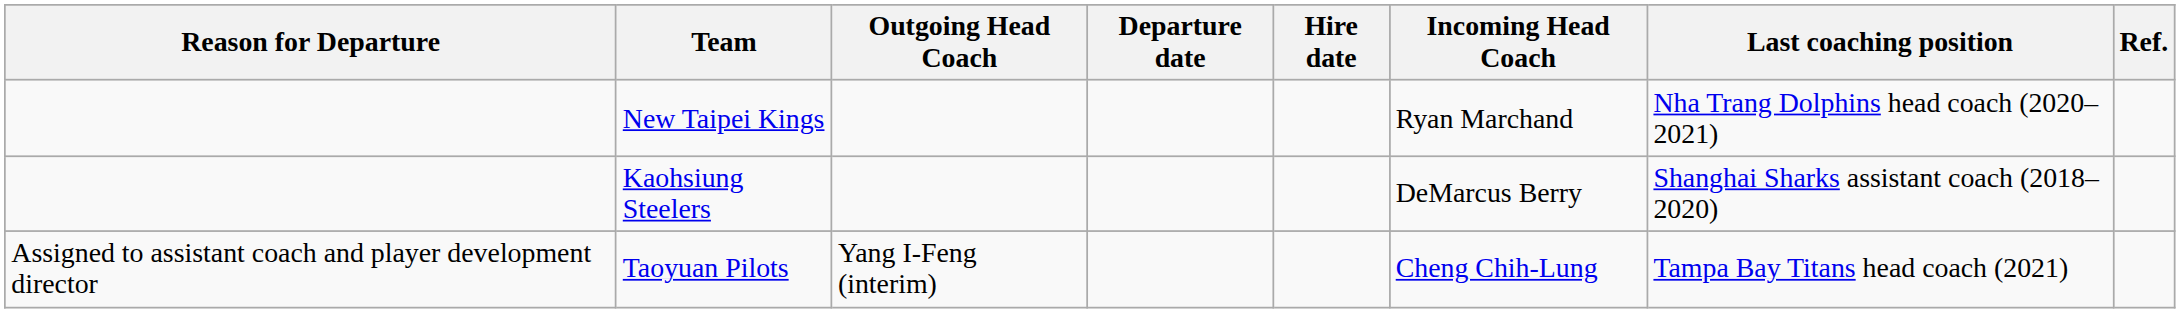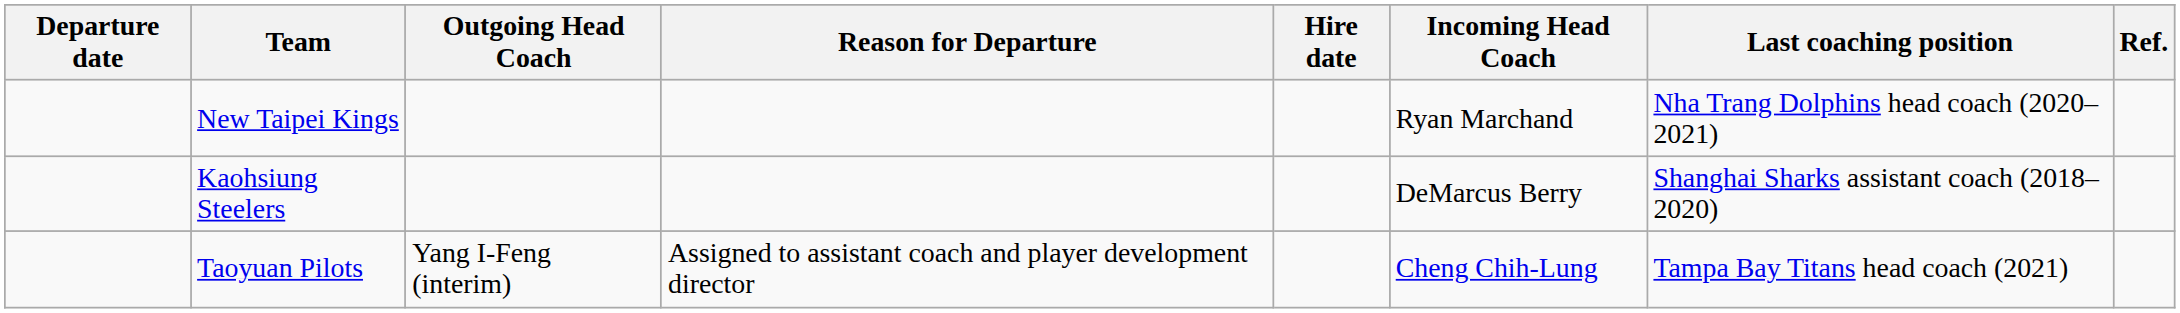columns swapped: (1180, 42) <-> (311, 42)
